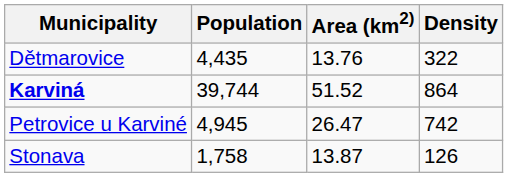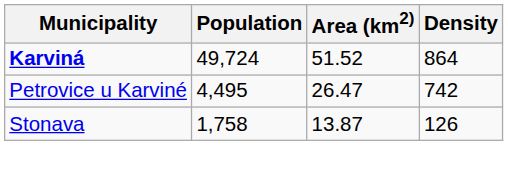- row: (67, 58)
(228, 91) 39,744 -> (228, 58) 49,724
(222, 123) 4,945 -> (222, 91) 4,495
